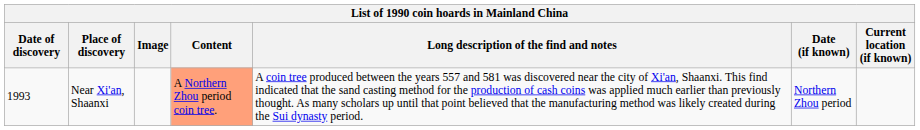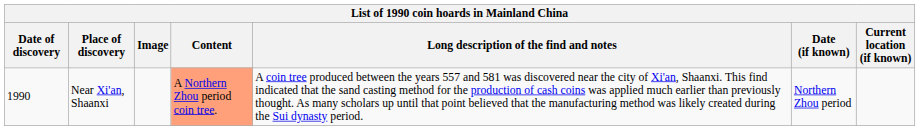(19, 96) 1993 -> (19, 96) 1990
